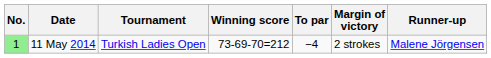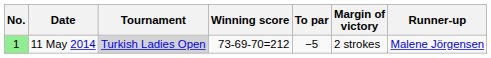(153, 44) no background -> (153, 44) lightgrey background
(312, 44) −4 -> (312, 44) −5
